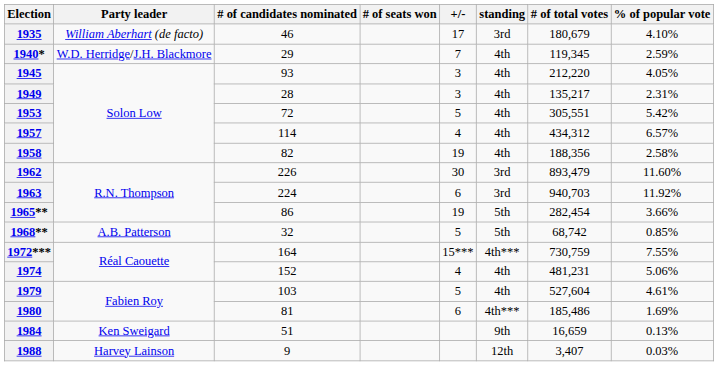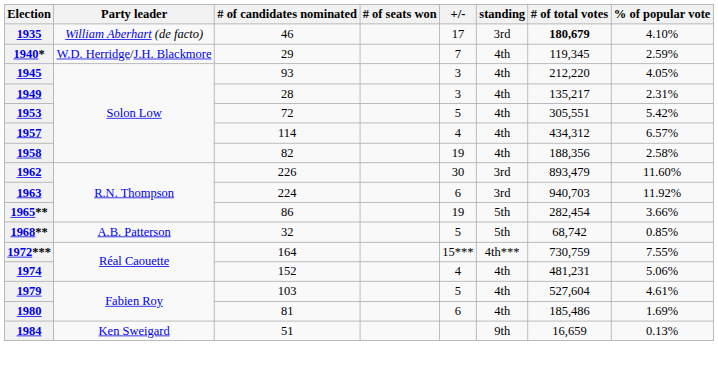(569, 34) normal -> (569, 34) bold
(502, 311) 4th*** -> (502, 311) 4th
- row: (29, 350)
